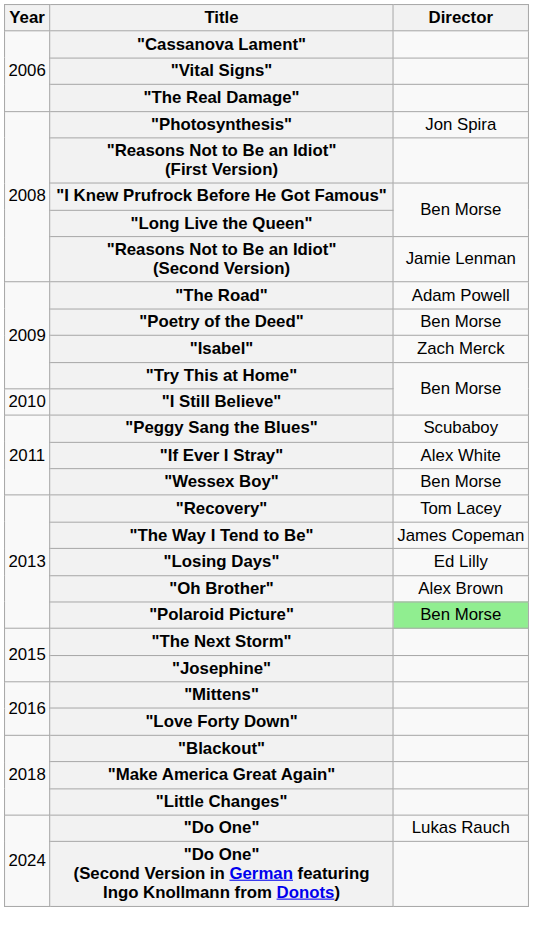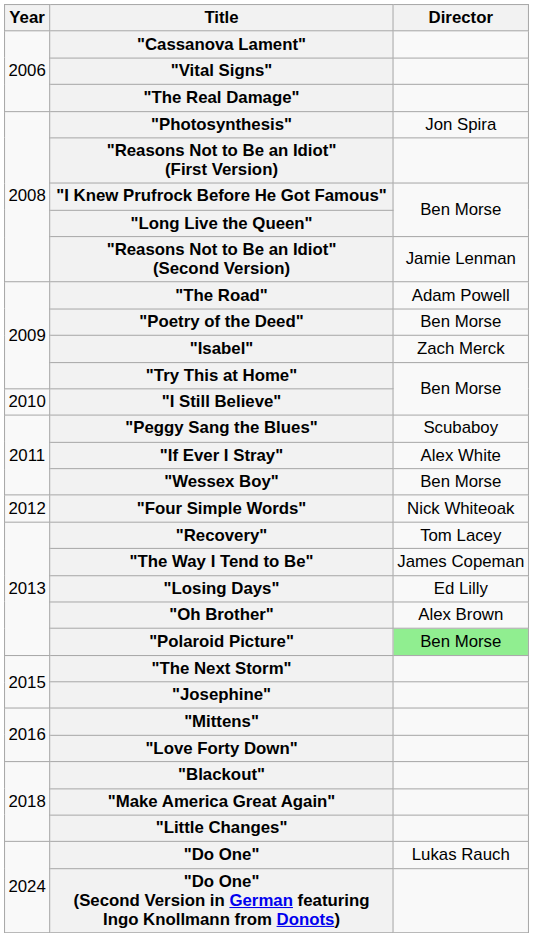+ row: (222, 508)
